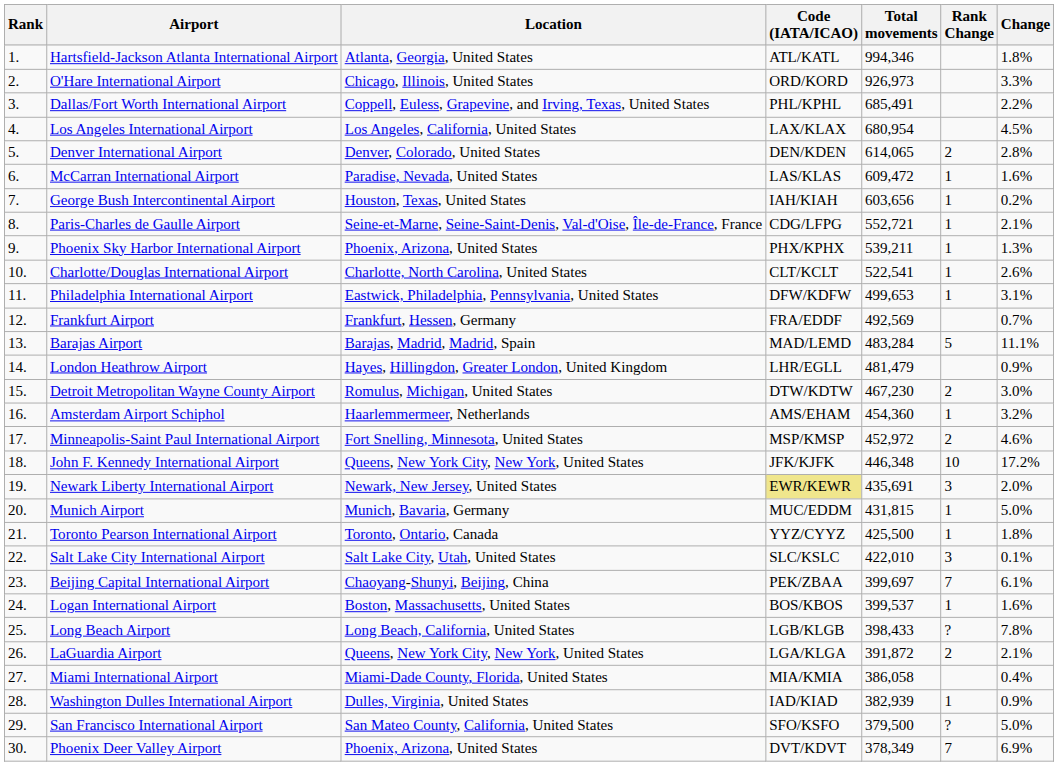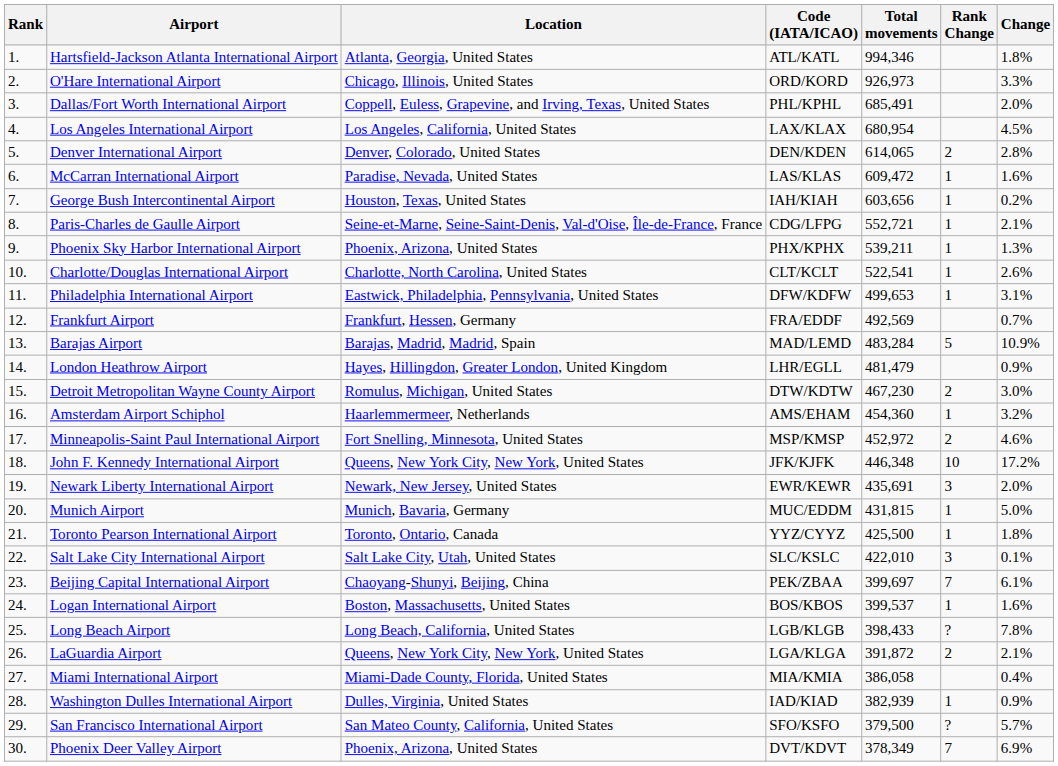(1016, 104) 2.2% -> (1016, 104) 2.0%
(1020, 343) 11.1% -> (1020, 343) 10.9%
(810, 486) khaki background -> (810, 486) no background
(1016, 725) 5.0% -> (1016, 725) 5.7%
